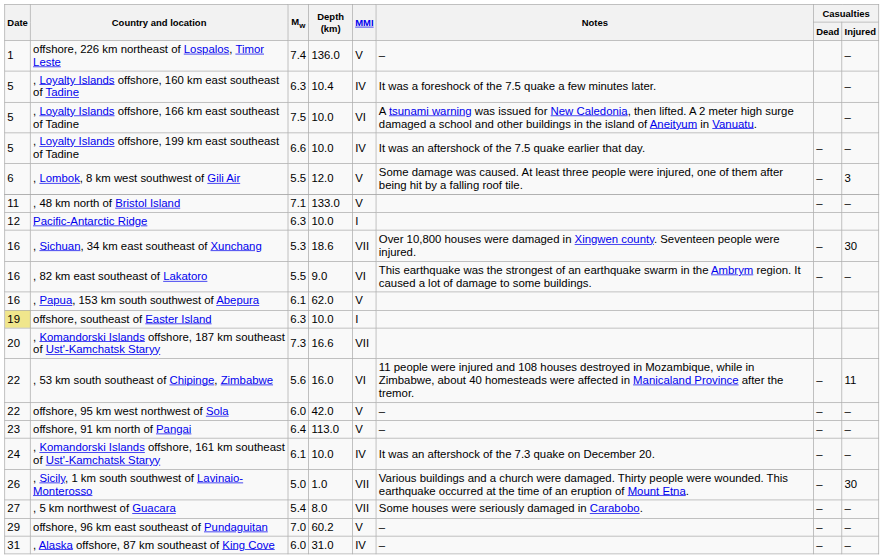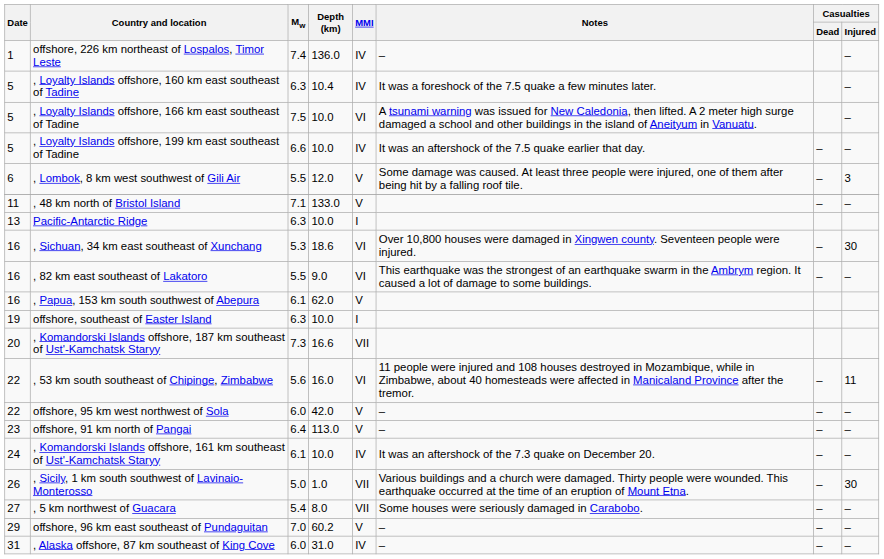(359, 55) V -> (361, 55) IV
(14, 221) 12 -> (14, 221) 13
(362, 245) VII -> (361, 245) VI
(14, 319) khaki background -> (14, 319) no background
